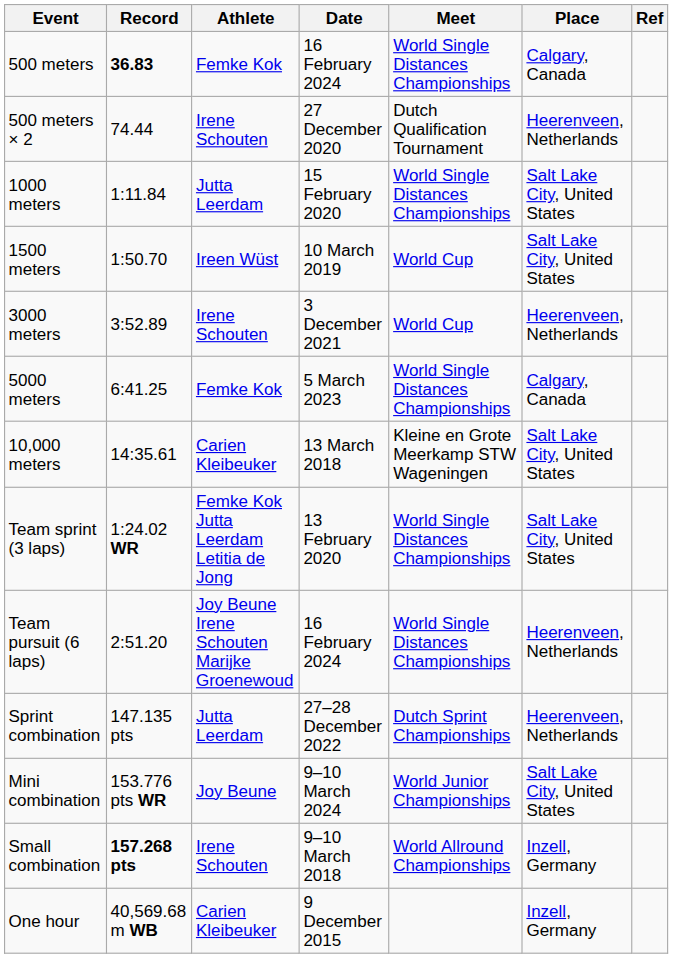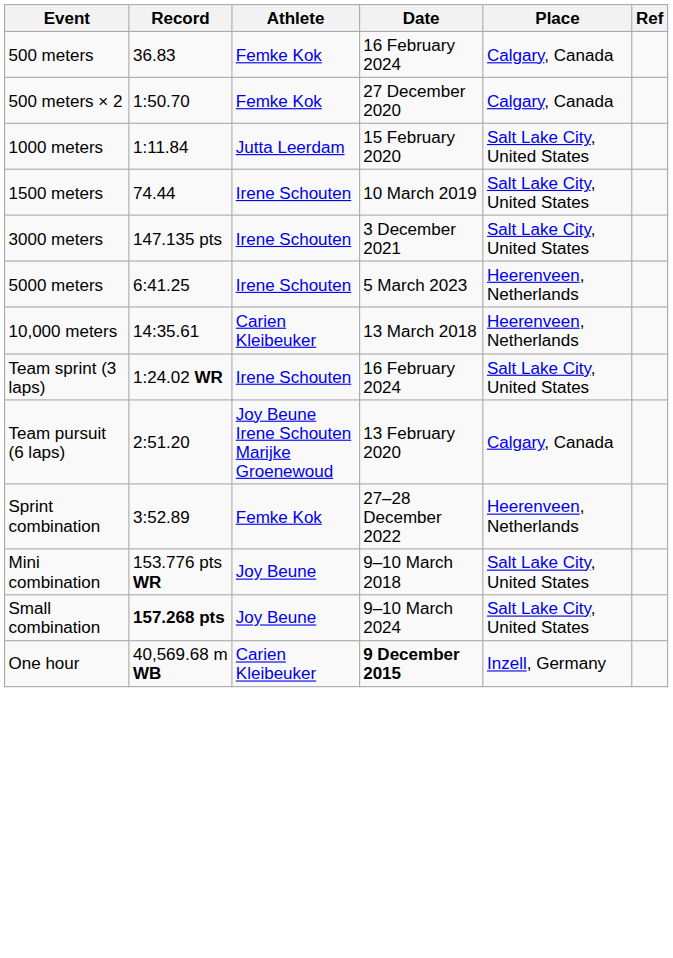- column: (456, 18)
(132, 64) bold -> (154, 55) normal
(132, 129) 74.44 -> (161, 101) 1:50.70
(232, 129) Irene Schouten -> (279, 101) Femke Kok
(575, 129) Heerenveen, Netherlands -> (550, 101) Calgary, Canada
(139, 259) 1:50.70 -> (154, 193) 74.44
(237, 259) Ireen Wüst -> (294, 193) Irene Schouten
(139, 324) 3:52.89 -> (177, 239) 147.135 pts
(575, 324) Heerenveen, Netherlands -> (541, 239) Salt Lake City, United States
(239, 389) Femke Kok -> (294, 285) Irene Schouten
(557, 389) Calgary, Canada -> (536, 285) Heerenveen, Netherlands
(570, 454) Salt Lake City, United States -> (536, 331) Heerenveen, Netherlands
(239, 538) Femke Kok Jutta Leerdam Letitia de Jong -> (294, 377) Irene Schouten
(337, 538) 13 February 2020 -> (409, 377) 16 February 2024
(337, 642) 16 February 2024 -> (409, 442) 13 February 2020
(575, 642) Heerenveen, Netherlands -> (550, 442) Calgary, Canada
(141, 726) 147.135 pts -> (161, 516) 3:52.89
(230, 726) Jutta Leerdam -> (279, 516) Femke Kok
(327, 791) 9–10 March 2024 -> (408, 572) 9–10 March 2018
(232, 856) Irene Schouten -> (276, 618) Joy Beune
(327, 856) 9–10 March 2018 -> (408, 618) 9–10 March 2024
(561, 856) Inzell, Germany -> (541, 618) Salt Lake City, United States
(343, 921) normal -> (411, 664) bold
